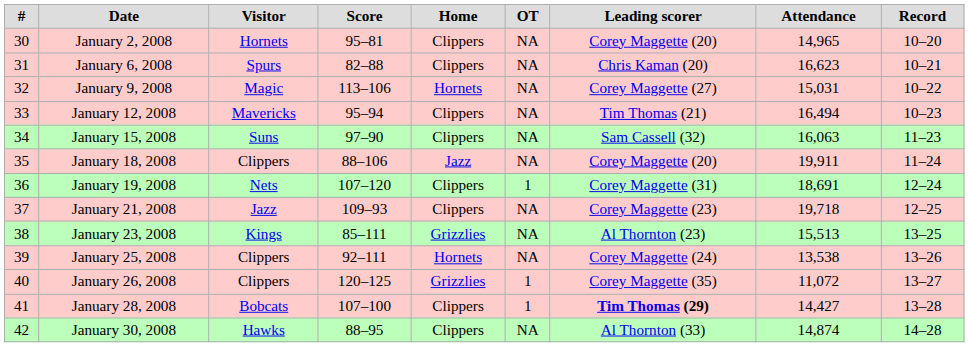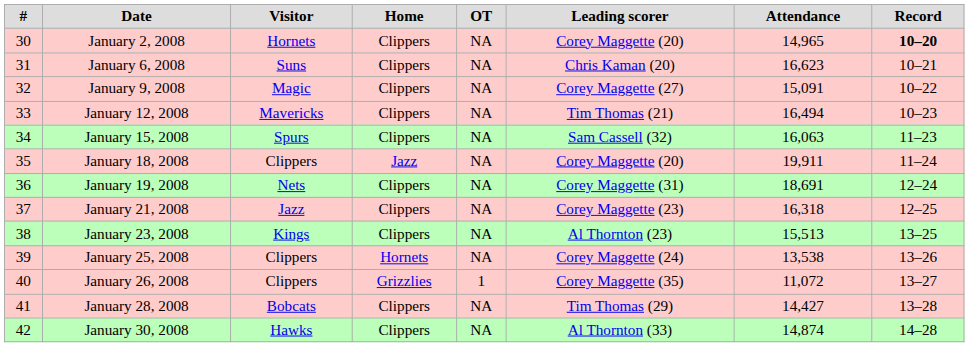- column: (364, 16)
(923, 40) normal -> (918, 40) bold
(264, 64) Spurs -> (291, 64) Suns
(458, 88) Hornets -> (404, 88) Clippers
(819, 88) 15,031 -> (803, 88) 15,091
(264, 137) Suns -> (291, 137) Spurs
(528, 185) 1 -> (481, 185) NA
(819, 209) 19,718 -> (803, 209) 16,318
(458, 233) Grizzlies -> (404, 233) Clippers
(528, 305) 1 -> (481, 305) NA
(653, 305) bold -> (620, 305) normal
